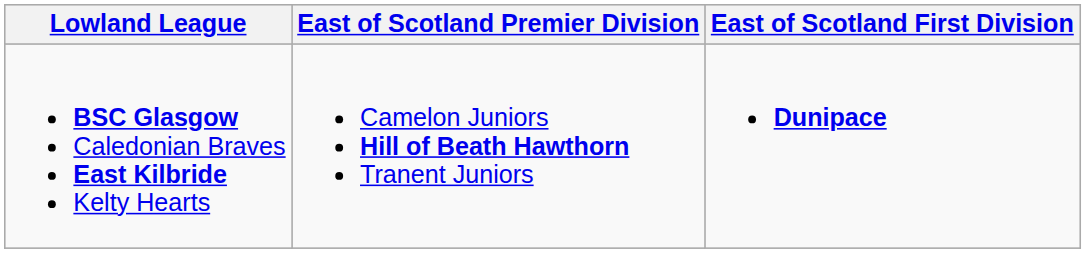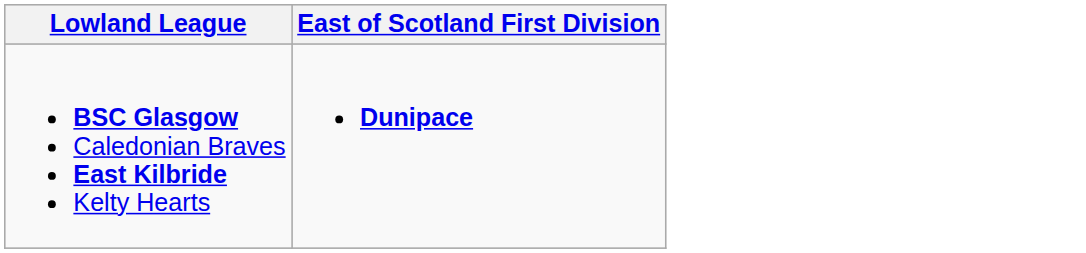- column: (498, 24)
